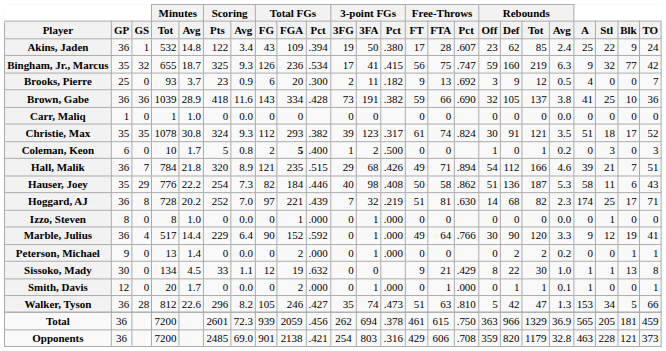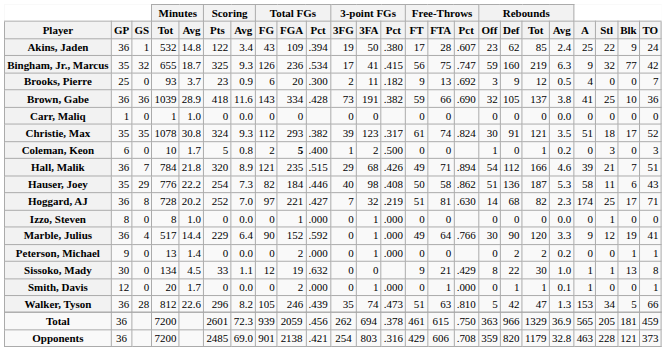(318, 202) .439 -> (318, 202) .427
(318, 304) .427 -> (318, 304) .439
